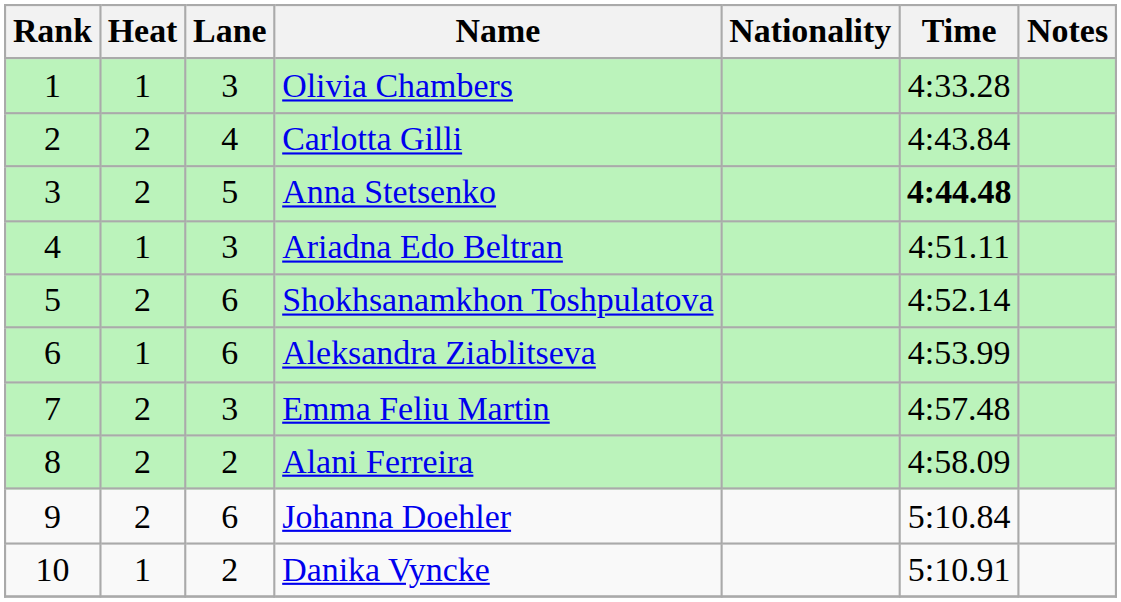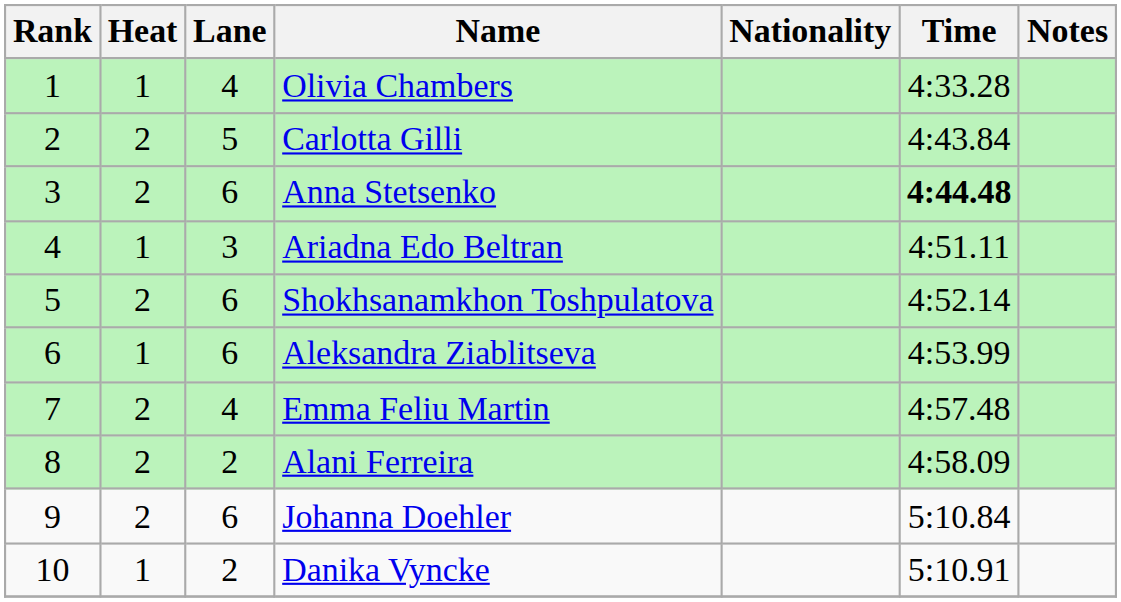(230, 85) 3 -> (230, 85) 4
(230, 138) 4 -> (230, 138) 5
(230, 192) 5 -> (230, 192) 6
(230, 407) 3 -> (230, 407) 4
